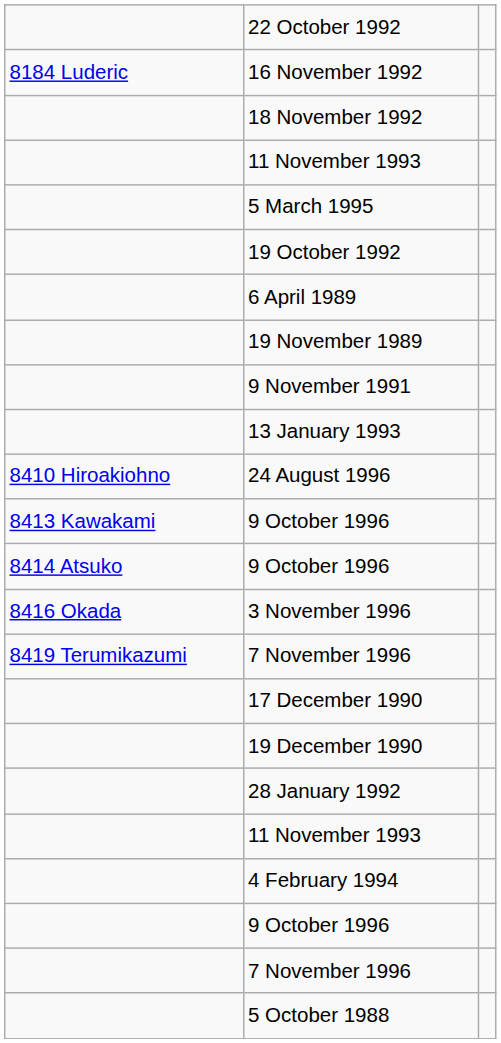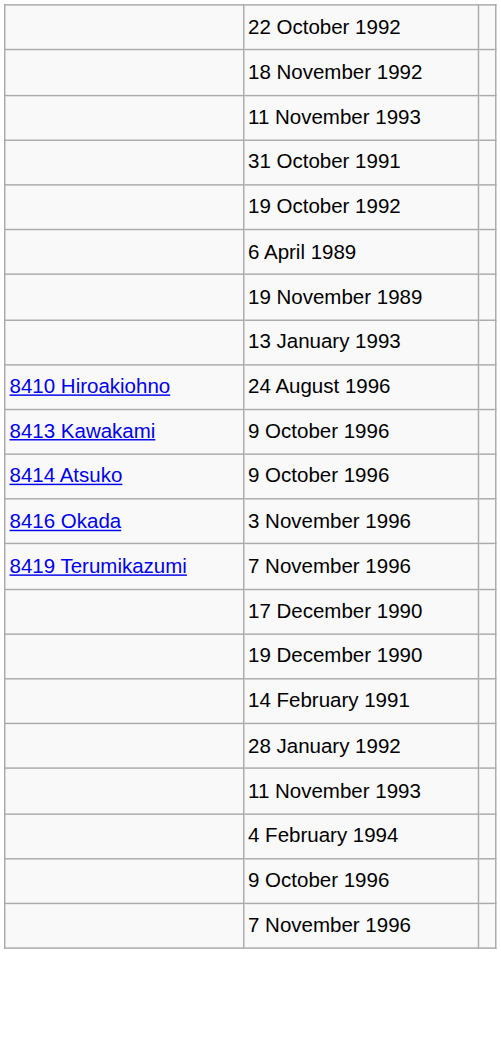- row: (69, 72)
- row: (124, 207)
+ row: (124, 162)
- row: (124, 387)
+ row: (124, 701)
- row: (124, 1016)
